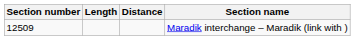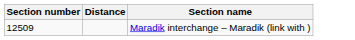- column: (101, 12)
